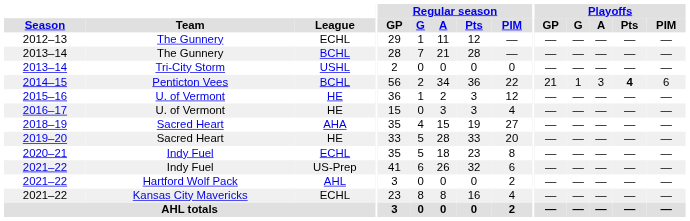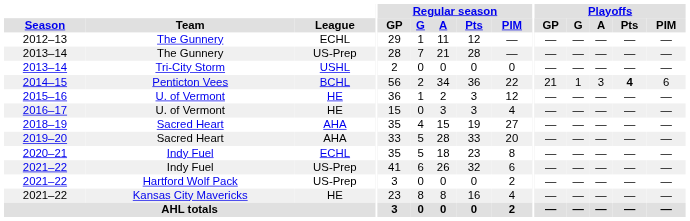(335, 53) BCHL -> (335, 53) US-Prep
(335, 139) HE -> (335, 139) AHA
(335, 181) AHL -> (335, 181) US-Prep
(335, 195) ECHL -> (335, 195) HE
